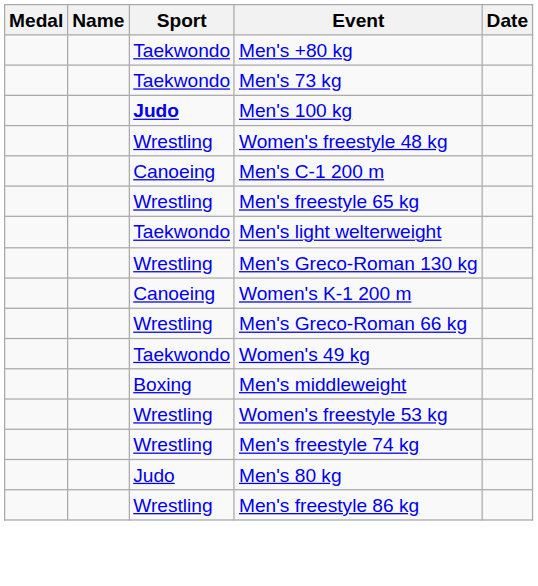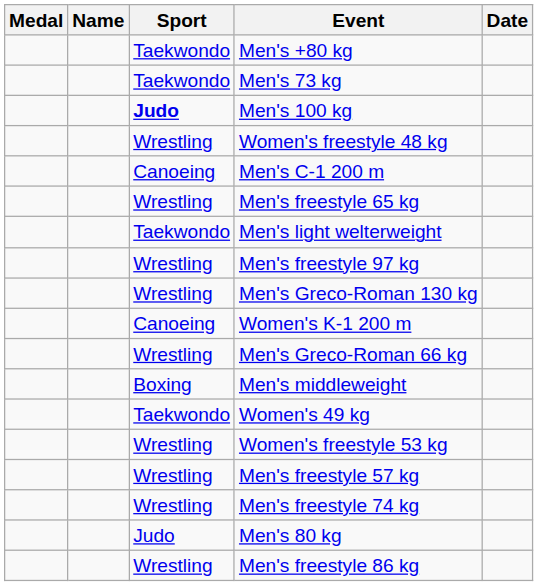+ row: (329, 263)
rows swapped: (304, 353) <-> (323, 384)
+ row: (329, 475)
